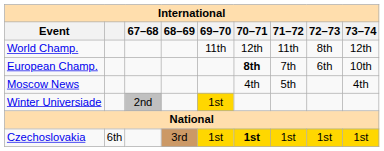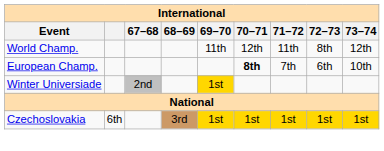- row: (43, 84)
(252, 137) bold -> (252, 119) normal
